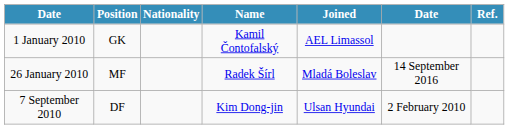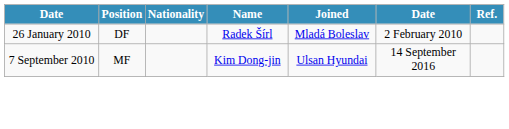- row: (49, 41)
(117, 74) MF -> (122, 34) DF
(426, 74) 14 September 2016 -> (423, 34) 2 February 2010
(117, 107) DF -> (122, 60) MF
(426, 107) 2 February 2010 -> (423, 60) 14 September 2016
